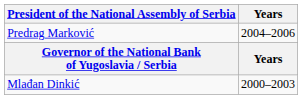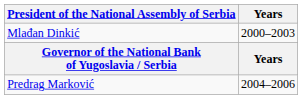rows swapped: (51, 33) <-> (43, 84)
